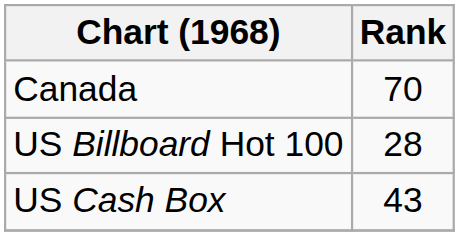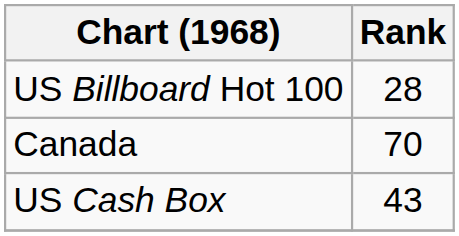rows swapped: (75, 88) <-> (178, 144)
